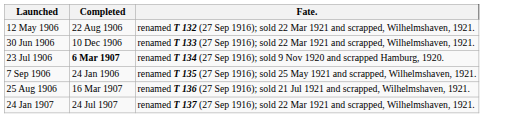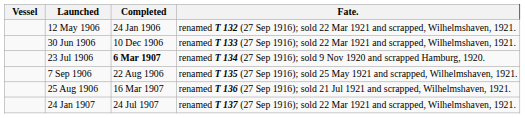+ column: (25, 12)
(97, 27) 22 Aug 1906 -> (137, 27) 24 Jan 1906
(96, 74) 24 Jan 1906 -> (138, 74) 22 Aug 1906
